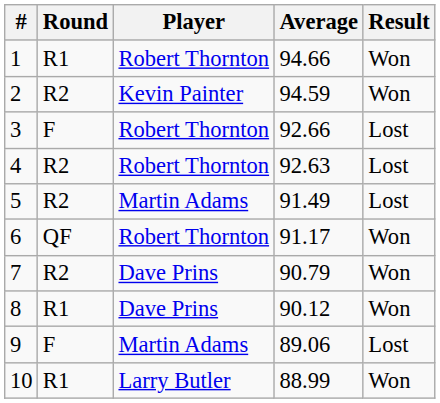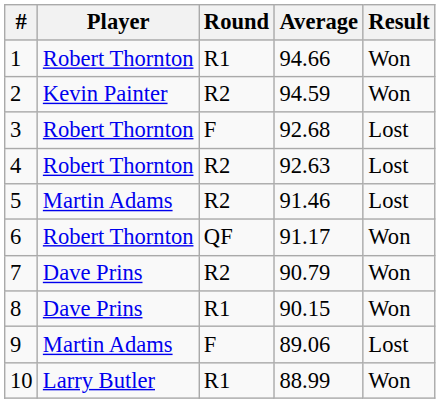columns swapped: (194, 22) <-> (75, 22)
(305, 129) 92.66 -> (305, 129) 92.68
(305, 201) 91.49 -> (305, 201) 91.46
(305, 308) 90.12 -> (305, 308) 90.15
